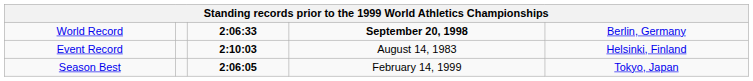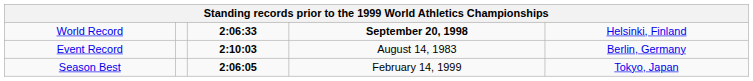(646, 31) Berlin, Germany -> (646, 31) Helsinki, Finland
(646, 49) Helsinki, Finland -> (646, 49) Berlin, Germany
